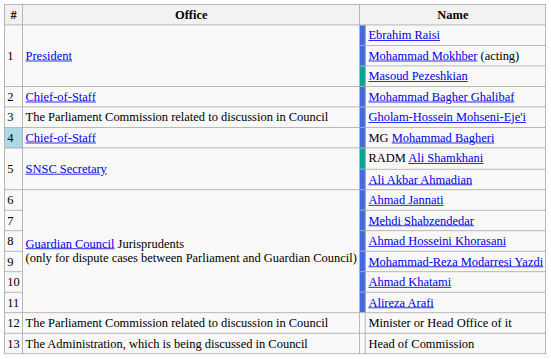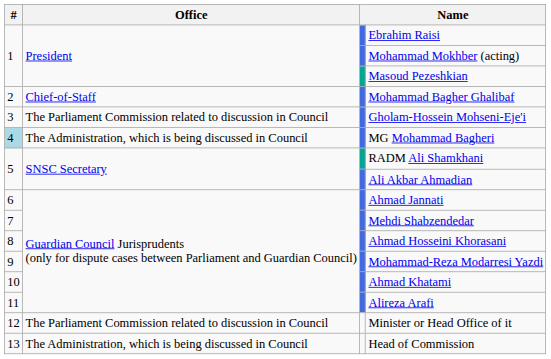(61, 138) Chief-of-Staff -> (167, 138) The Administration, which is being discussed in Council
